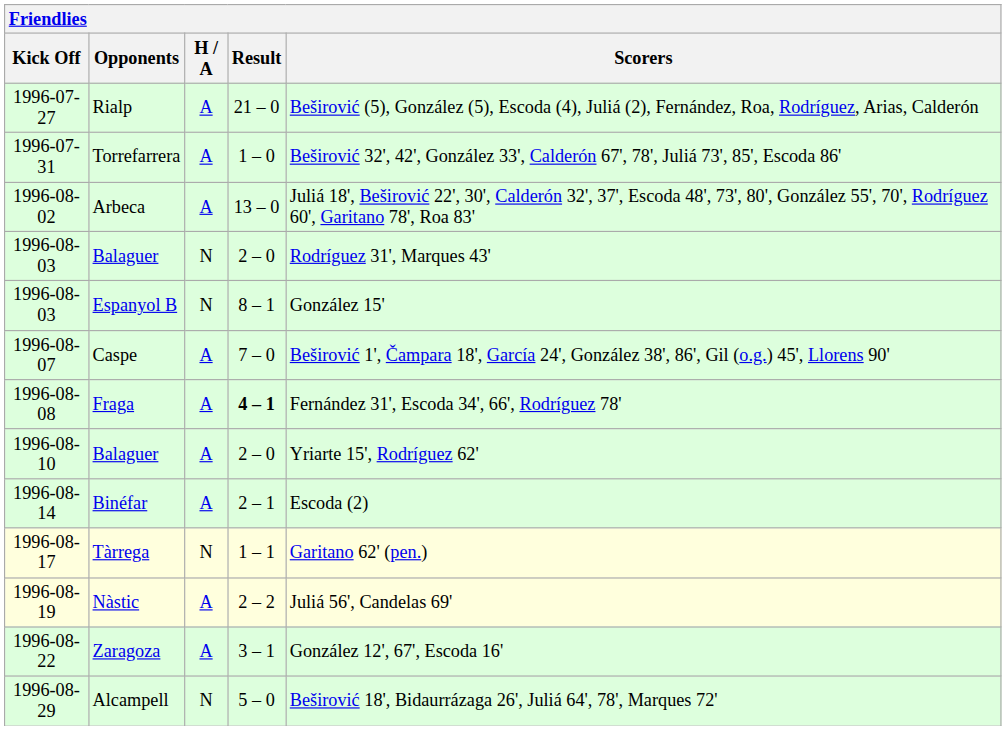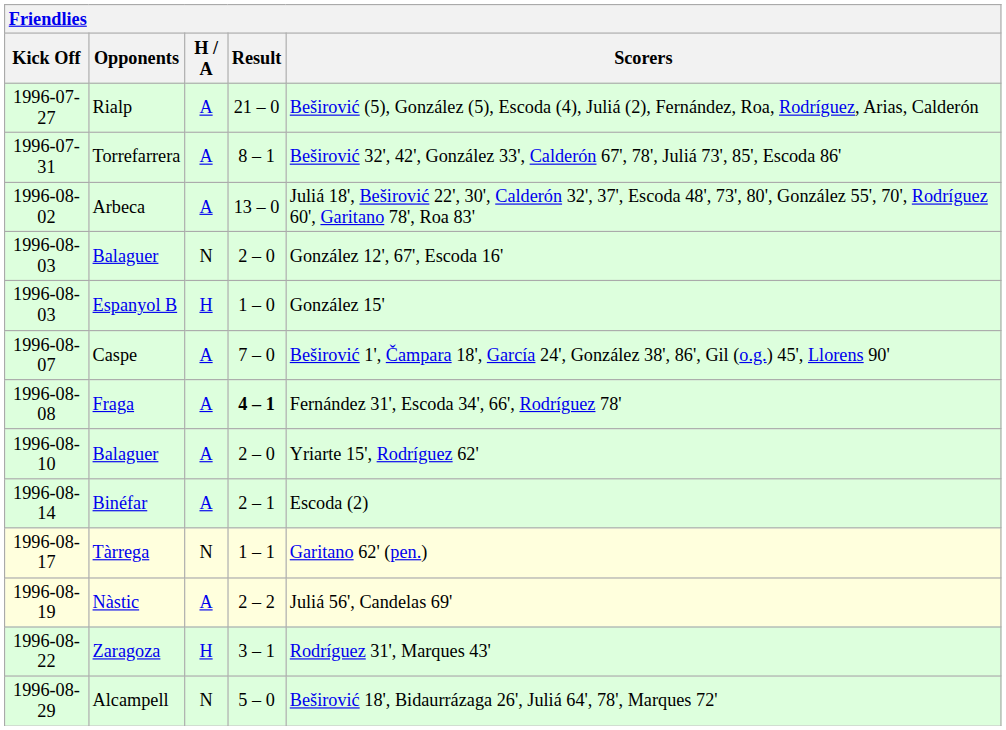(257, 157) 1 – 0 -> (257, 157) 8 – 1
(390, 255) Rodríguez 31', Marques 43' -> (397, 255) González 12', 67', Escoda 16'
(206, 305) N -> (206, 305) H
(257, 305) 8 – 1 -> (257, 305) 1 – 0
(206, 651) A -> (206, 651) H
(397, 651) González 12', 67', Escoda 16' -> (390, 651) Rodríguez 31', Marques 43'
